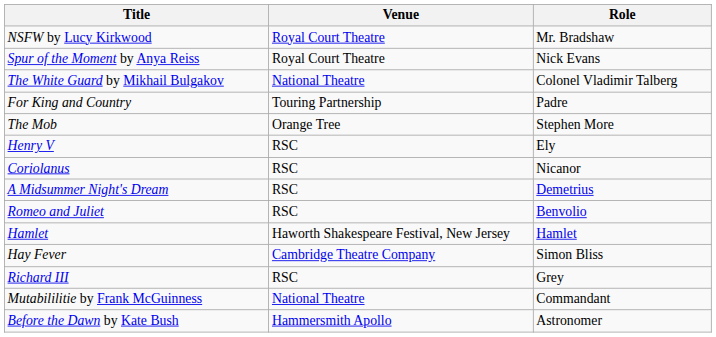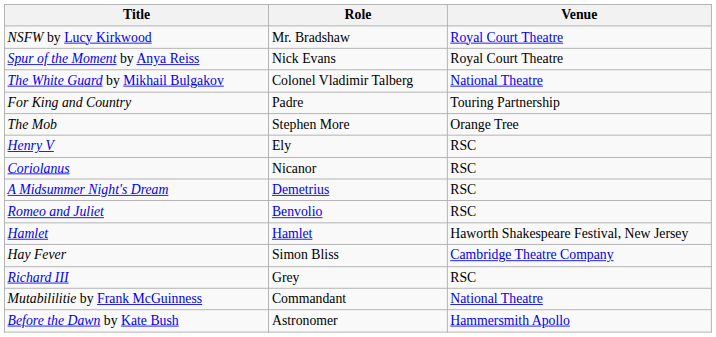columns swapped: (401, 15) <-> (622, 15)
